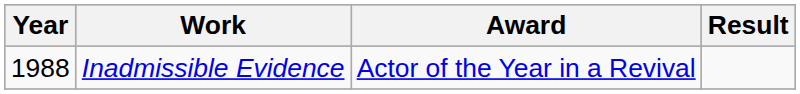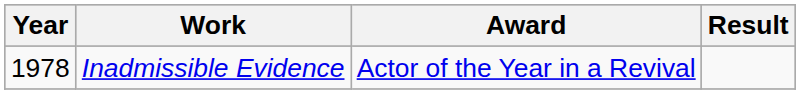(40, 67) 1988 -> (40, 67) 1978
